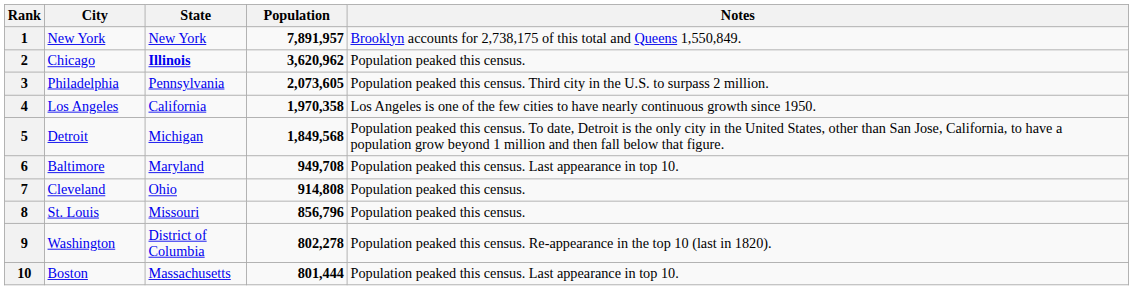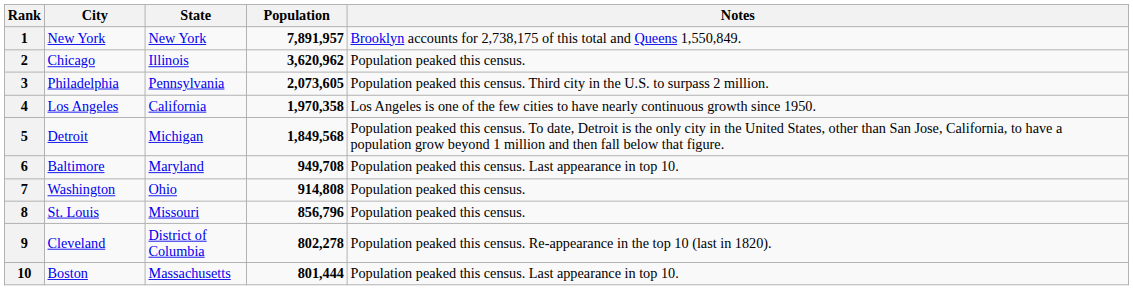(169, 60) bold -> (169, 60) normal
(76, 189) Cleveland -> (81, 189) Washington
(81, 243) Washington -> (76, 243) Cleveland
